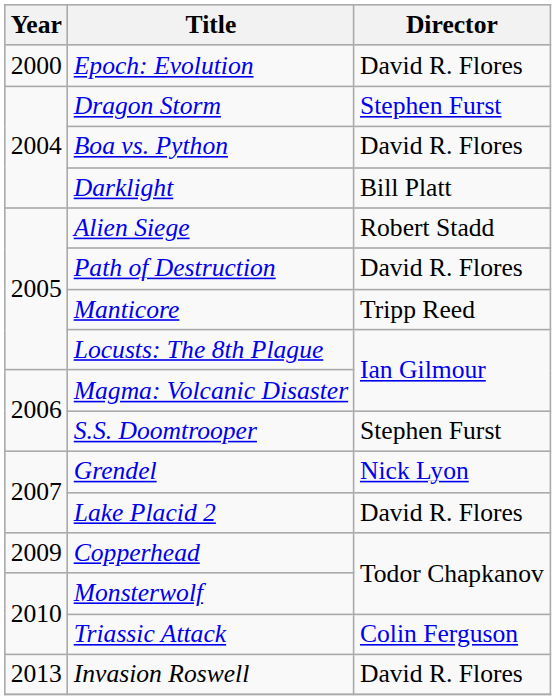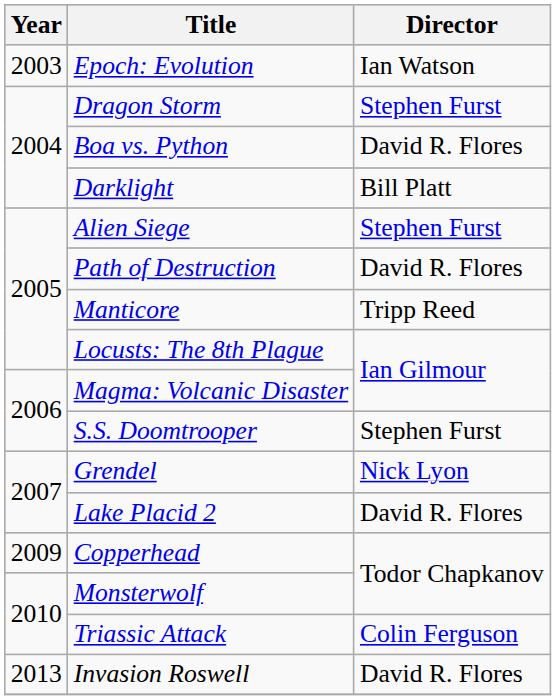(36, 65) 2000 -> (36, 65) 2003
(441, 65) David R. Flores -> (417, 65) Ian Watson
(427, 227) Robert Stadd -> (431, 227) Stephen Furst
